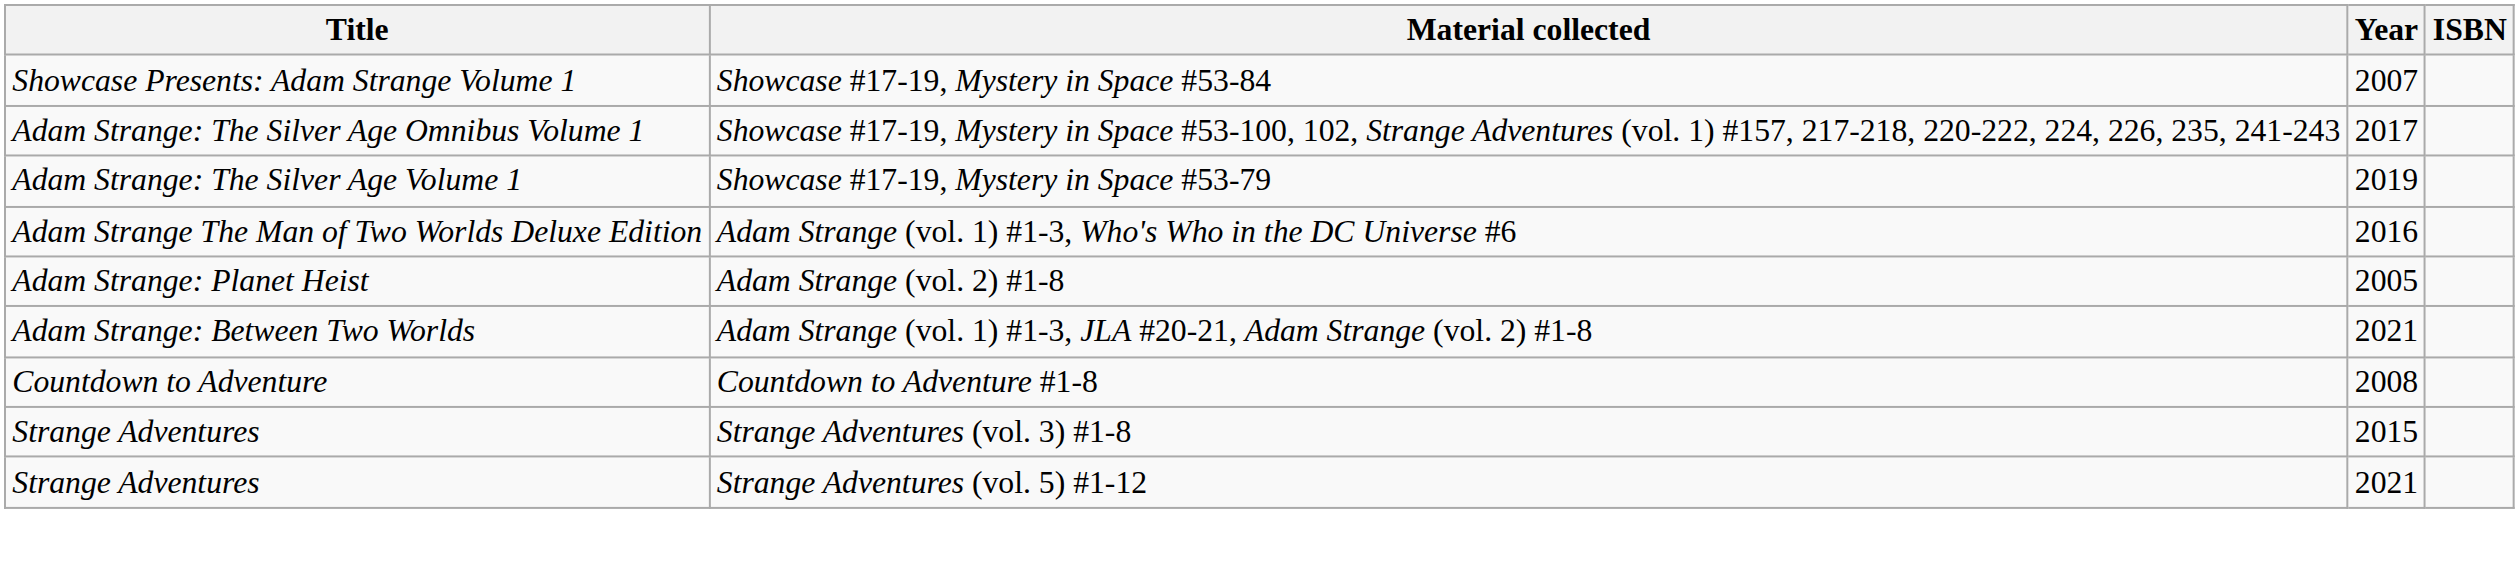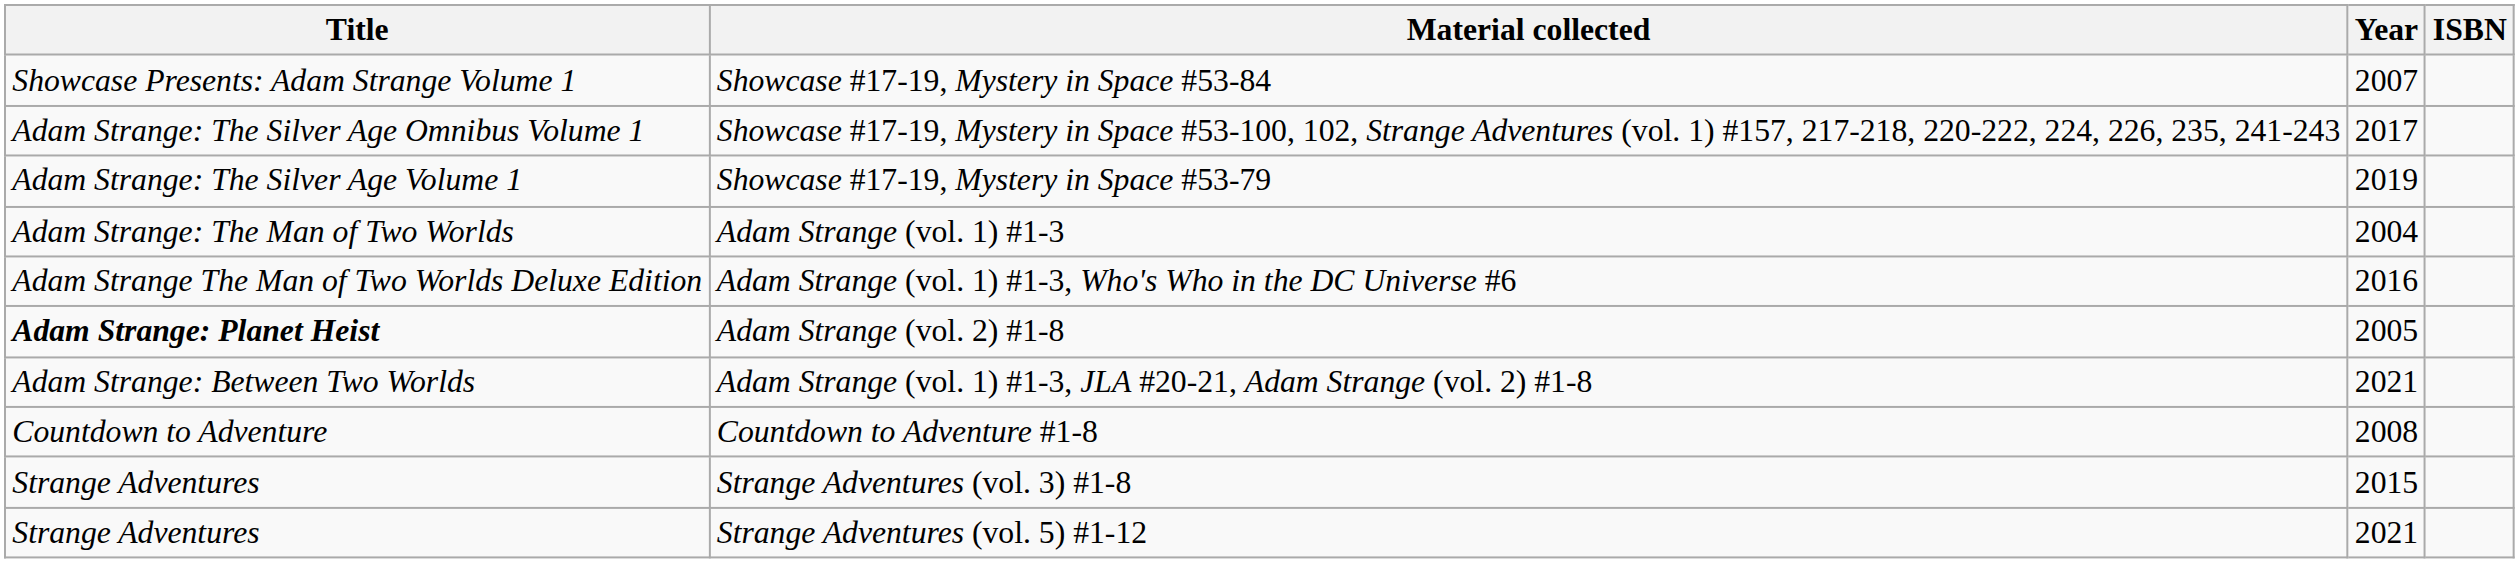+ row: (891, 230)
(190, 280) normal -> (196, 331) bold
